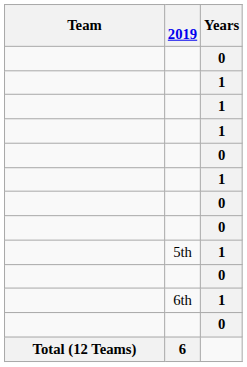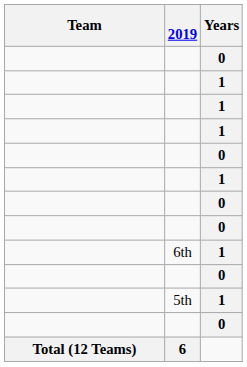rows swapped: (183, 300) <-> (183, 252)
